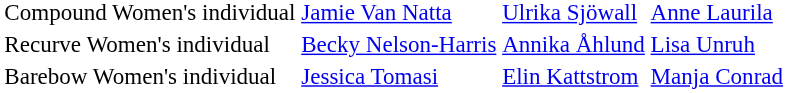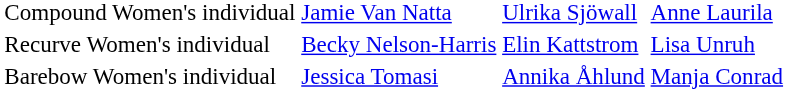(573, 44) Annika Åhlund -> (570, 44) Elin Kattstrom
(570, 76) Elin Kattstrom -> (573, 76) Annika Åhlund
